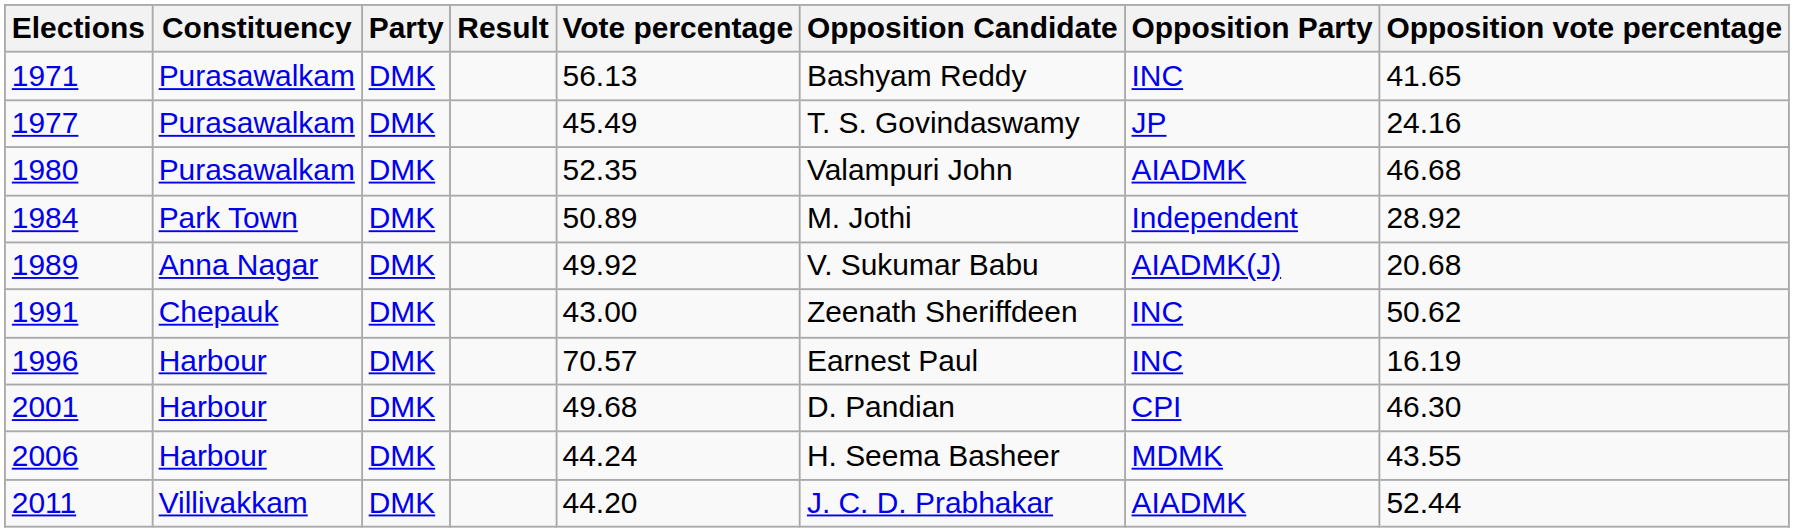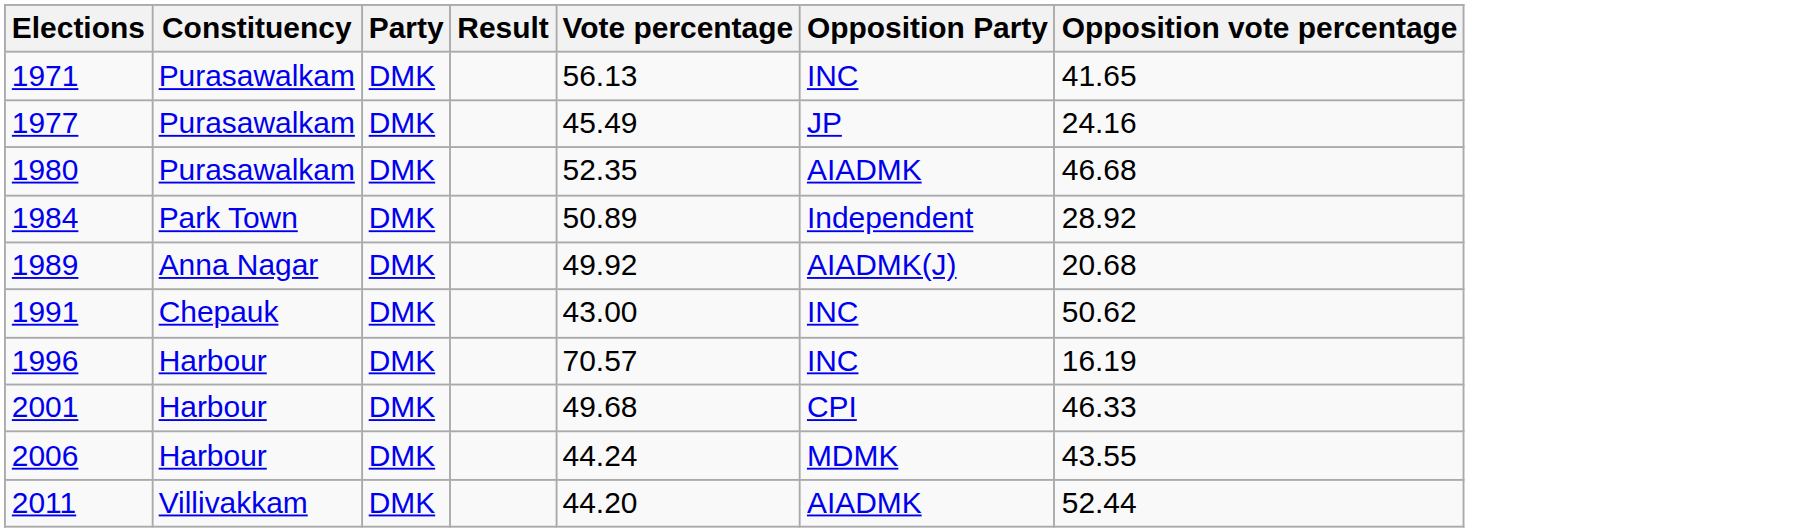- column: (962, 28)
(1424, 407) 46.30 -> (1099, 407) 46.33
